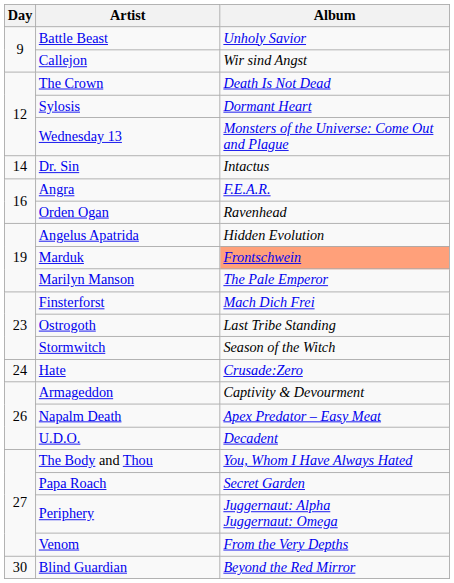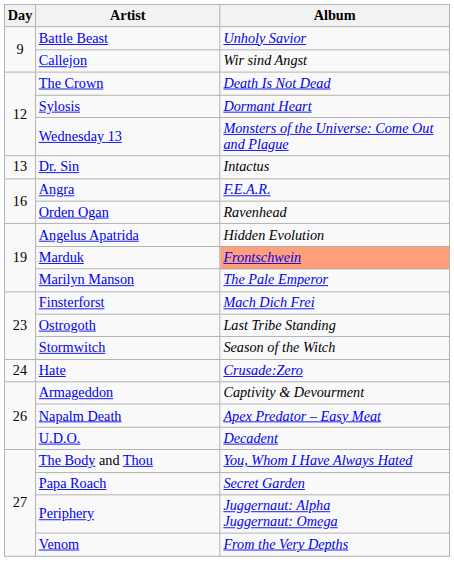(20, 167) 14 -> (20, 167) 13
- row: (83, 567)
